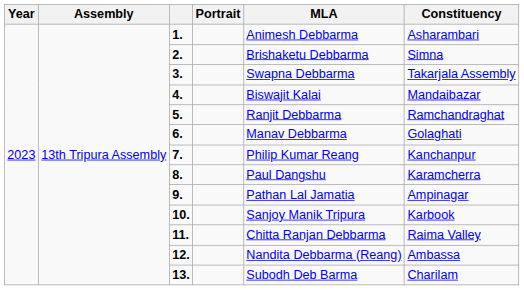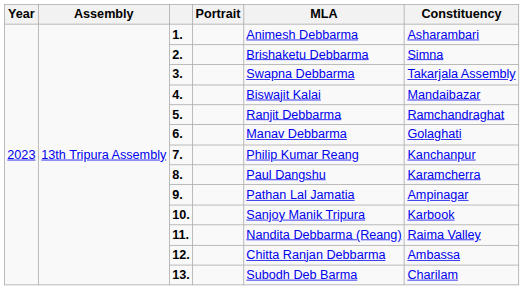(316, 235) Chitta Ranjan Debbarma -> (324, 235) Nandita Debbarma (Reang)
(324, 255) Nandita Debbarma (Reang) -> (316, 255) Chitta Ranjan Debbarma
